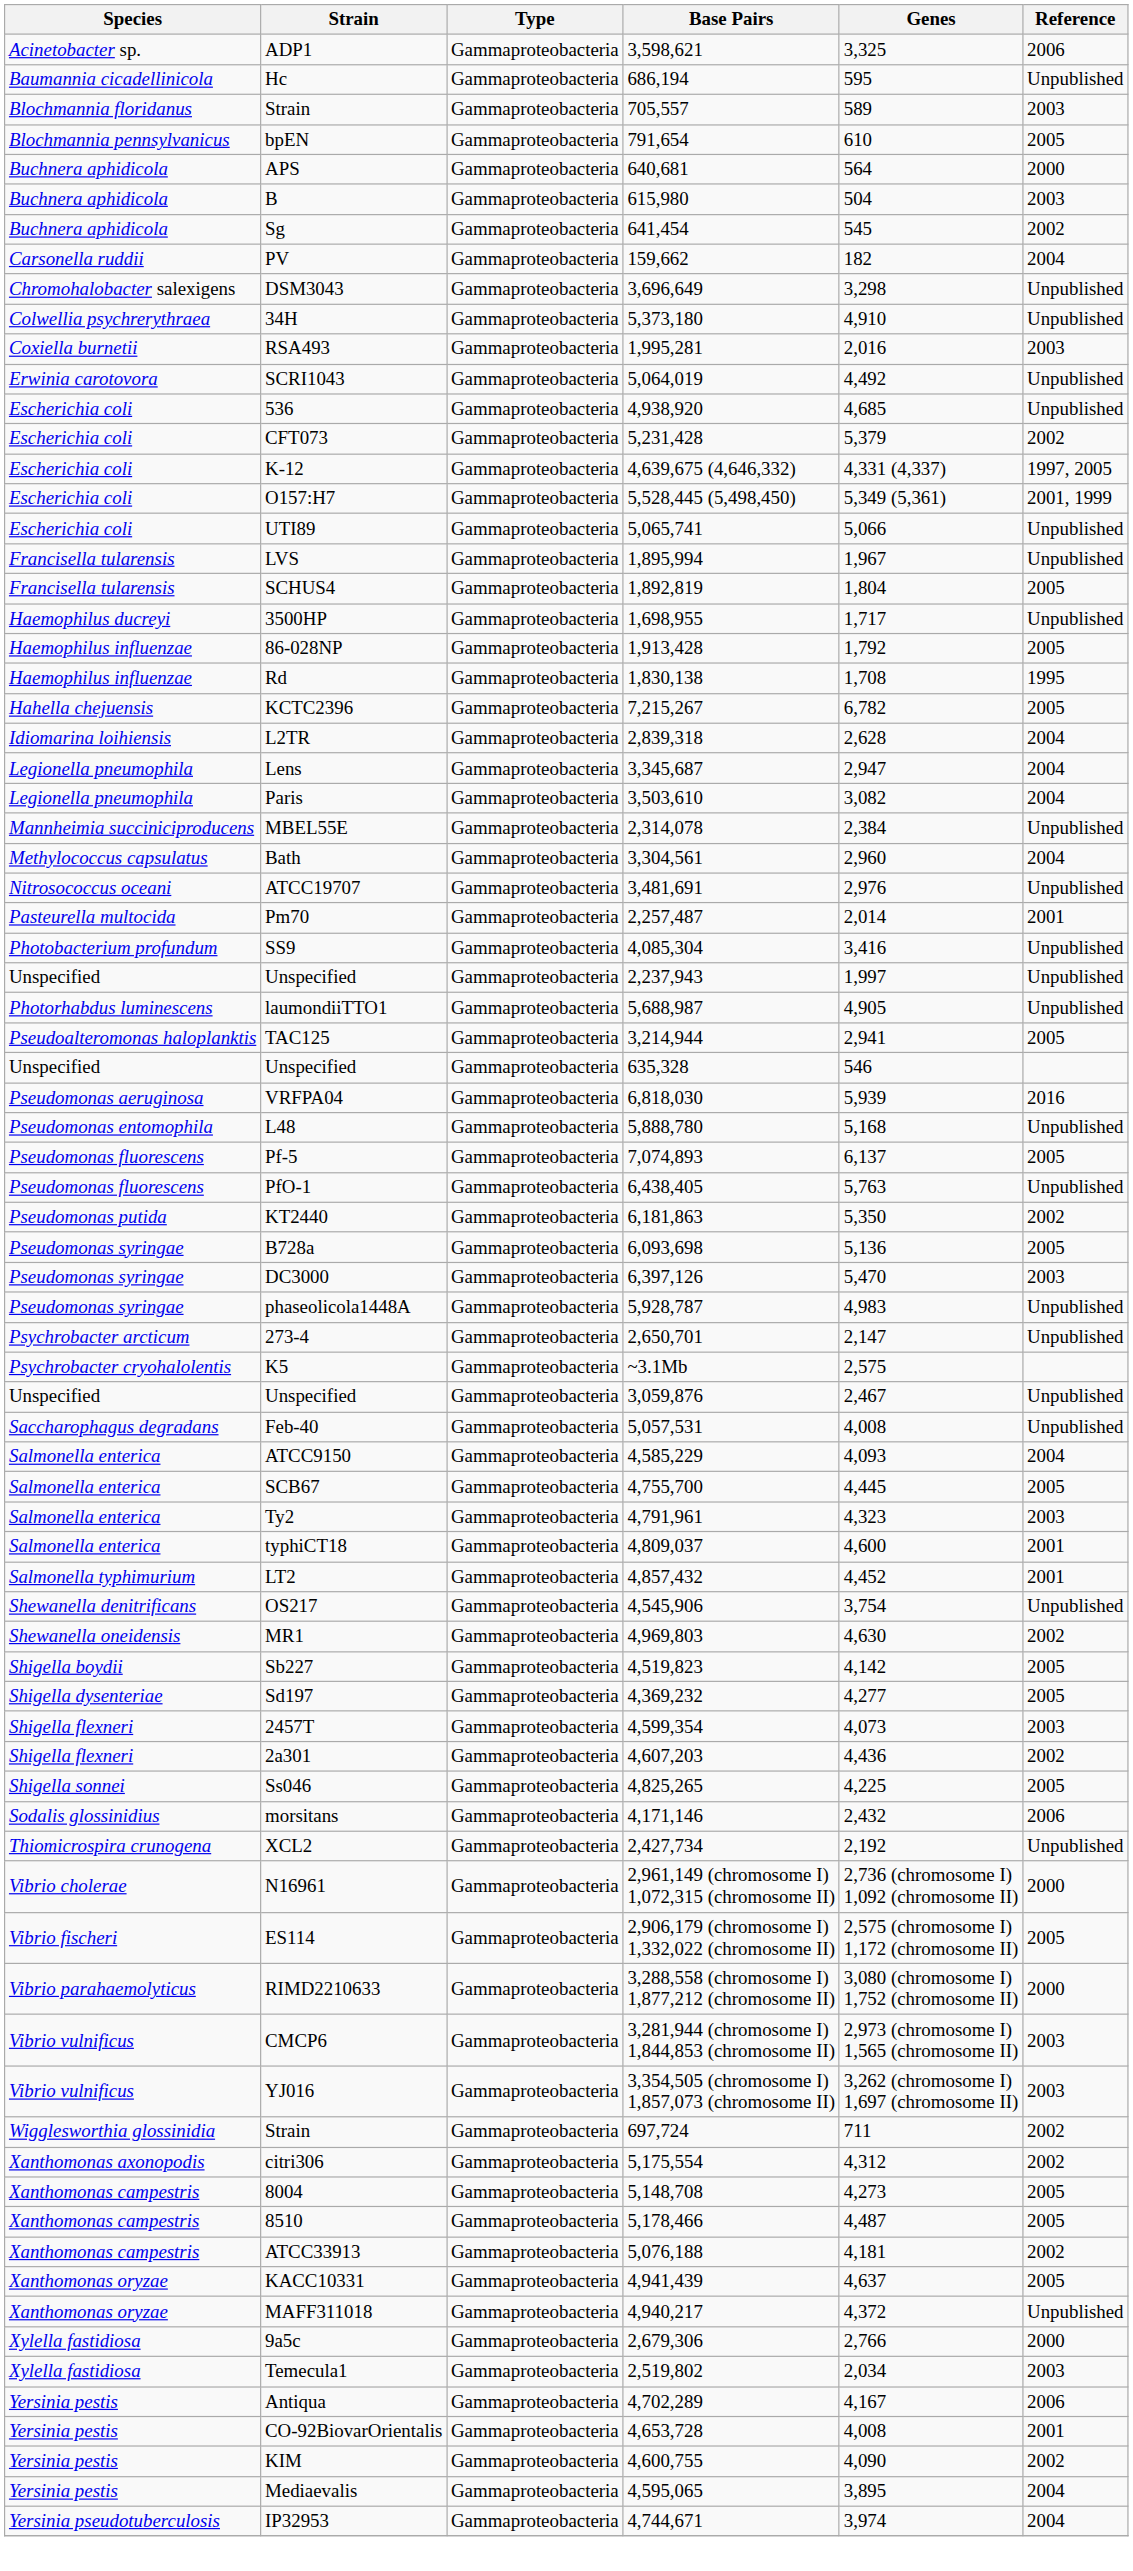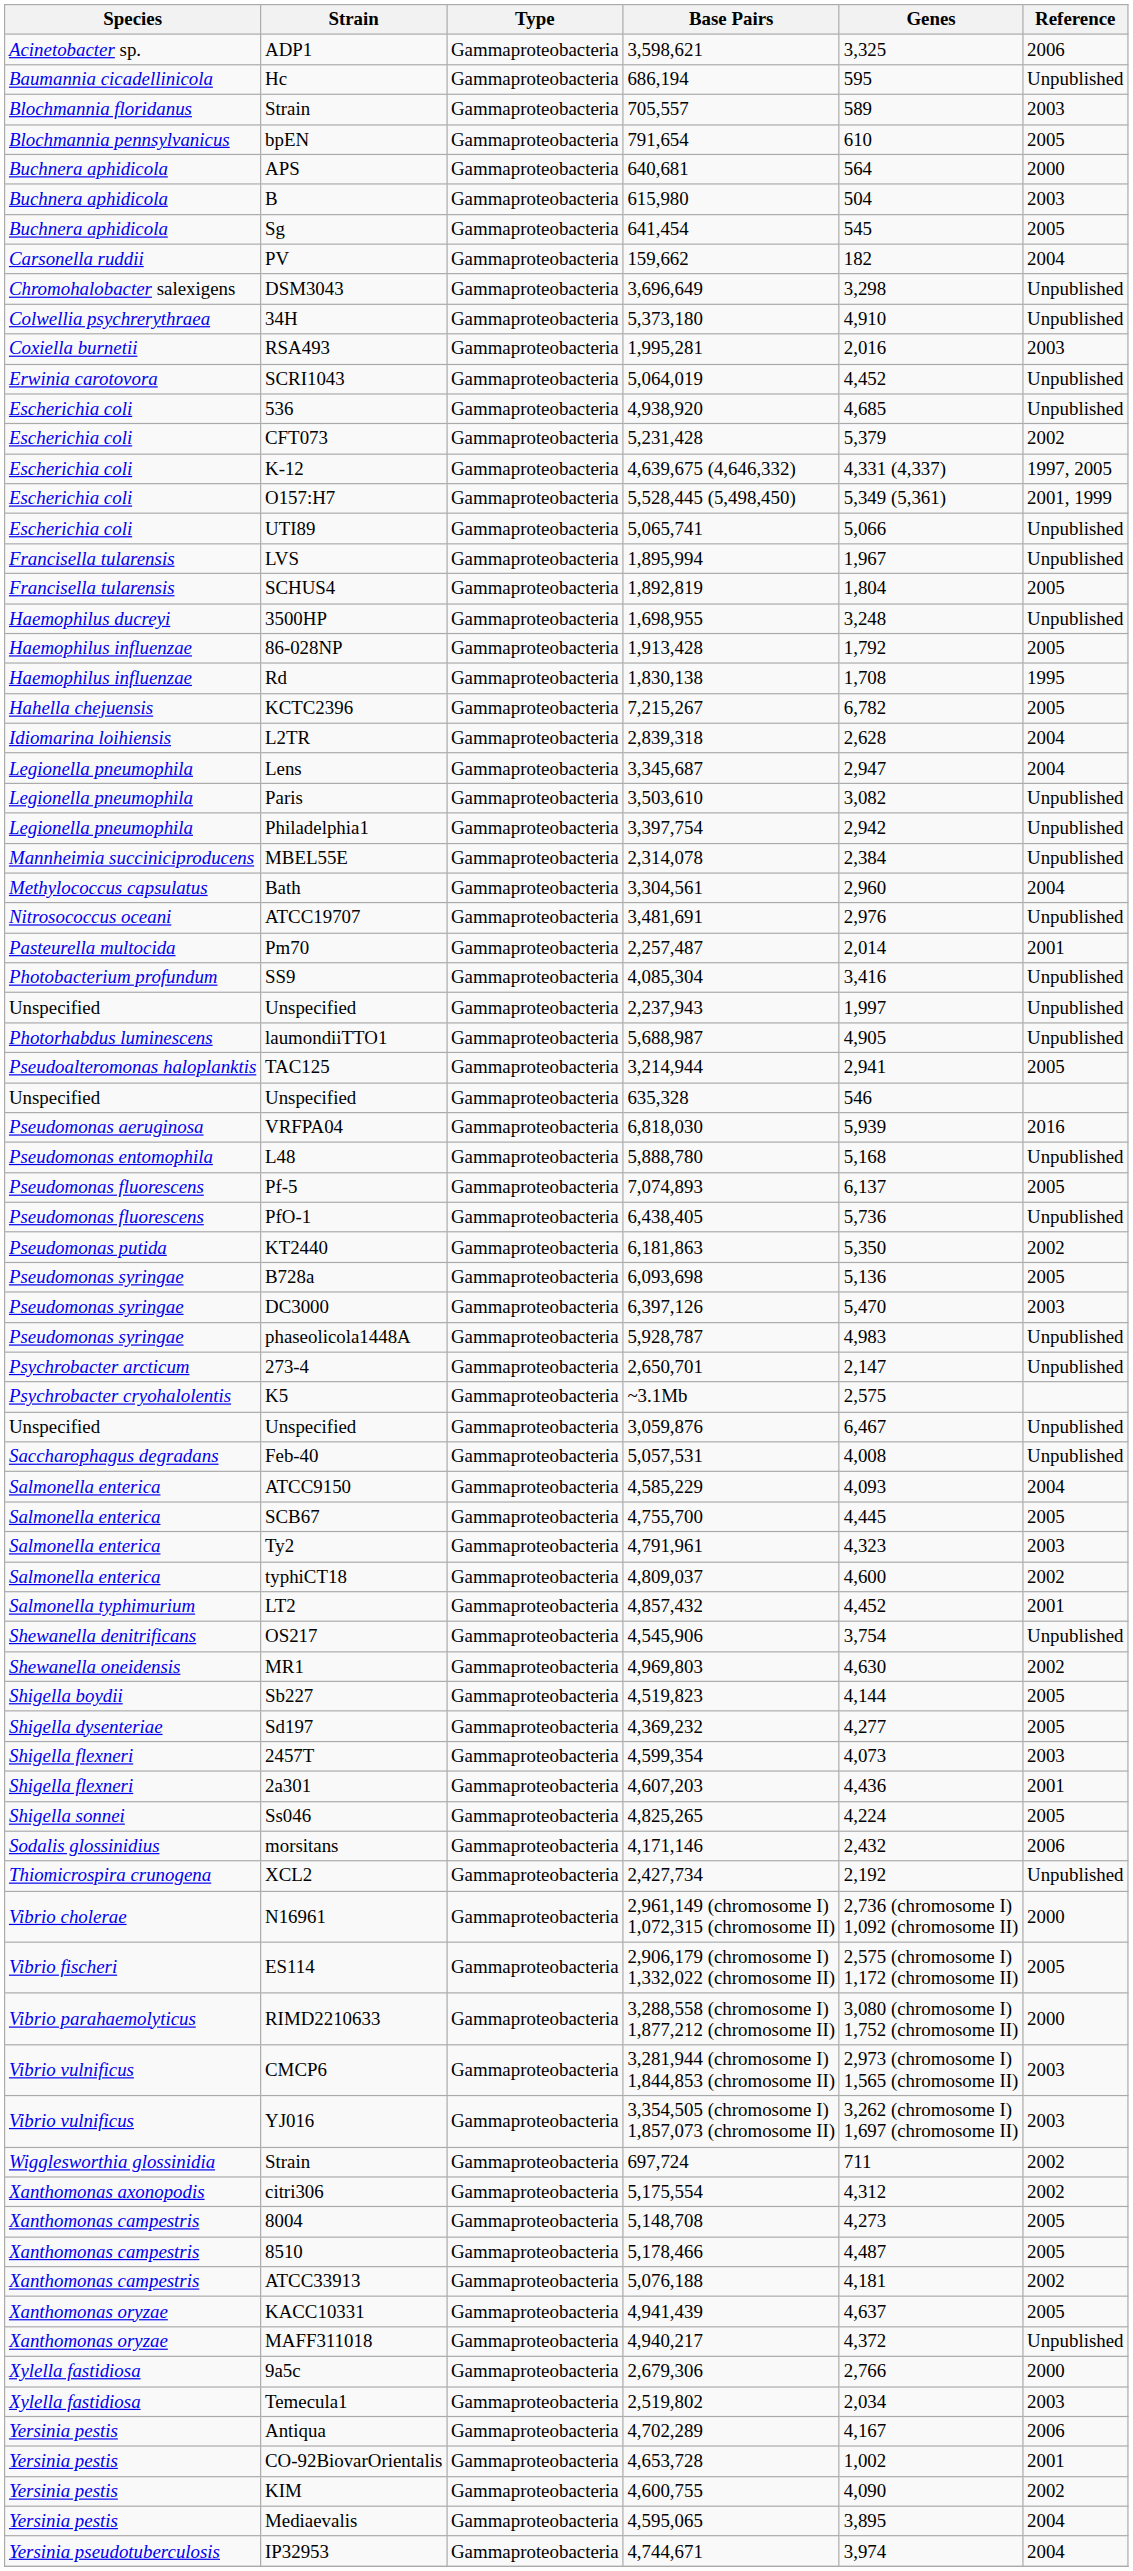(1046, 229) 2002 -> (1046, 229) 2005
(865, 378) 4,492 -> (865, 378) 4,452
(865, 618) 1,717 -> (865, 618) 3,248
(1046, 797) 2004 -> (1075, 797) Unpublished
+ row: (317, 827)
(865, 1187) 5,763 -> (865, 1217) 5,736
(865, 1396) 2,467 -> (865, 1426) 6,467
(1046, 1546) 2001 -> (1046, 1576) 2002
(865, 1666) 4,142 -> (865, 1696) 4,144
(1046, 1756) 2002 -> (1046, 1786) 2001
(865, 1786) 4,225 -> (865, 1816) 4,224
(865, 2431) 4,008 -> (865, 2461) 1,002
